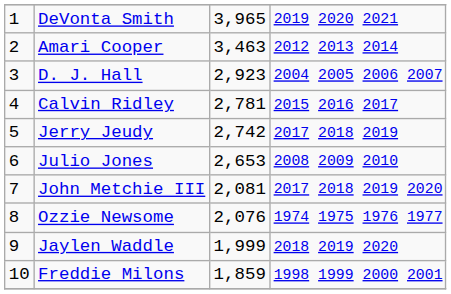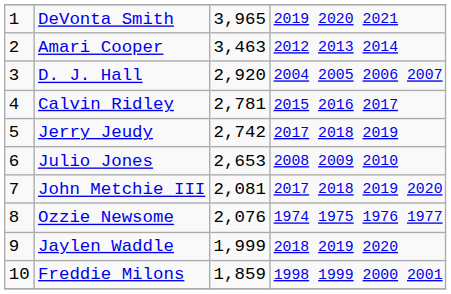(240, 76) 2,923 -> (240, 76) 2,920
